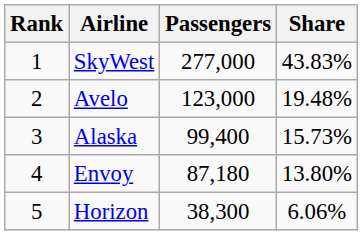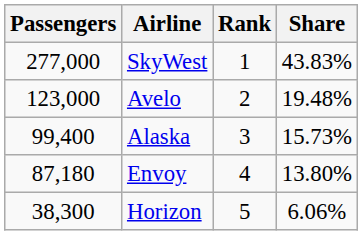columns swapped: (37, 23) <-> (218, 23)
